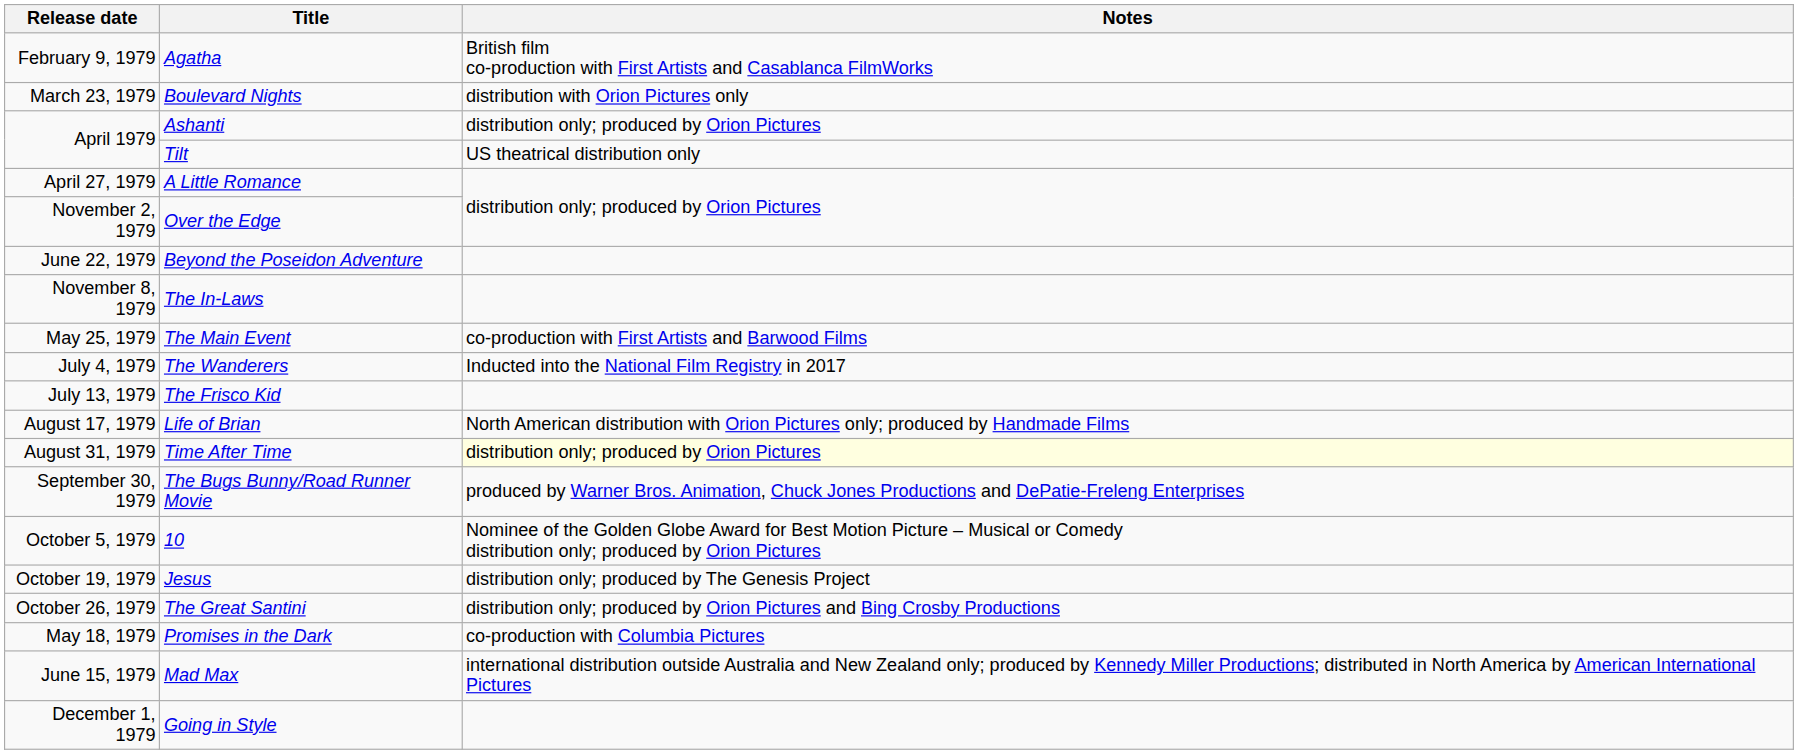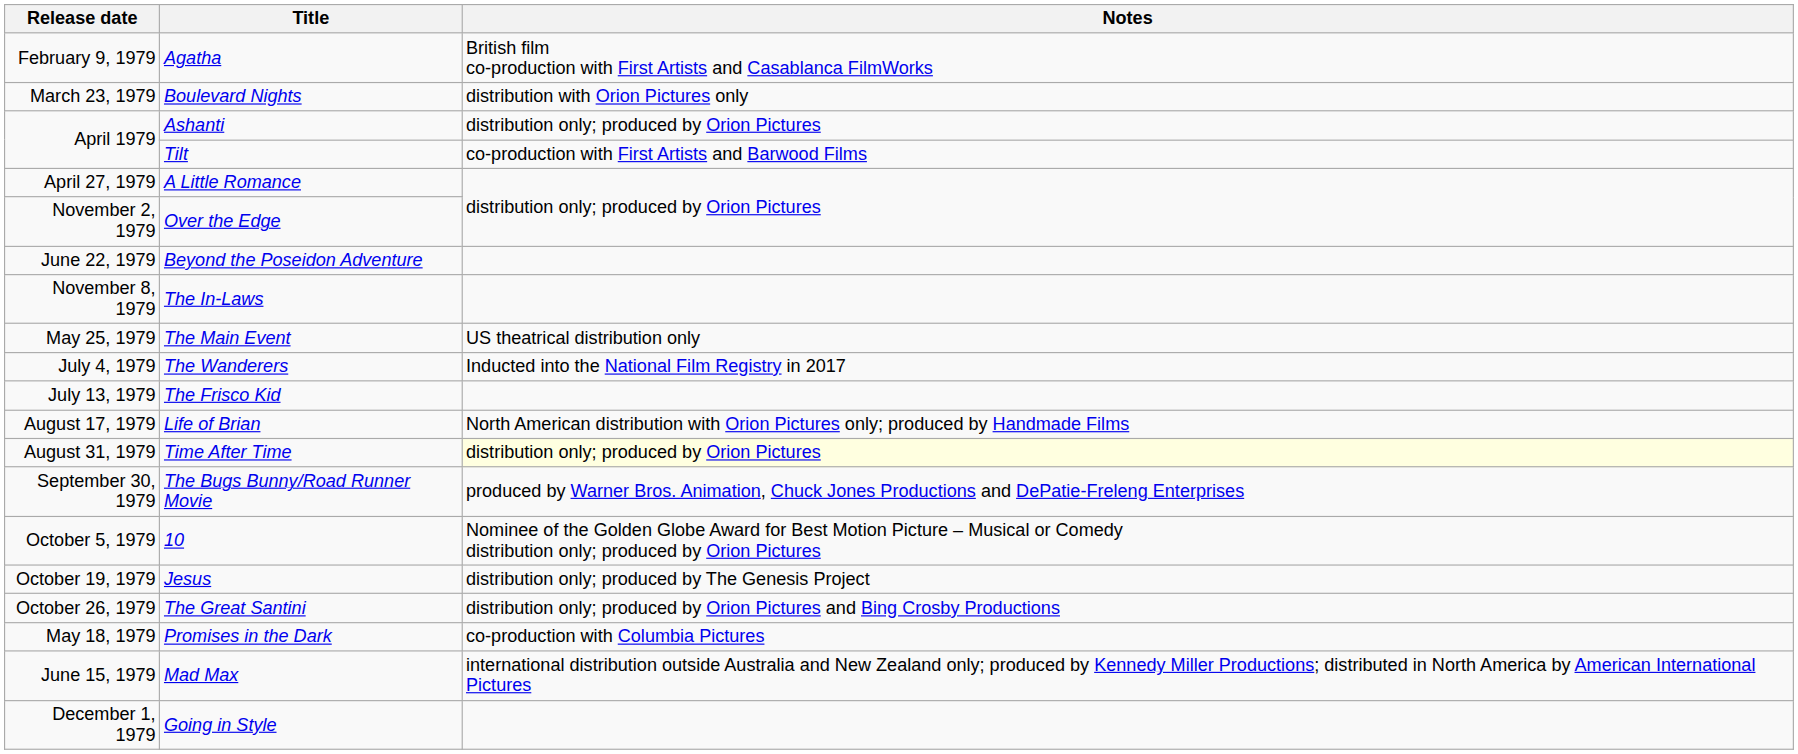(583, 153) US theatrical distribution only -> (666, 153) co-production with First Artists and Barwood Films
(666, 337) co-production with First Artists and Barwood Films -> (583, 337) US theatrical distribution only
